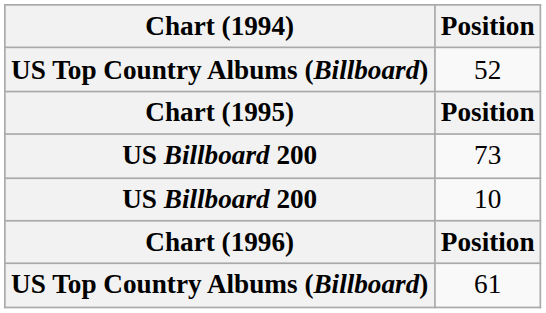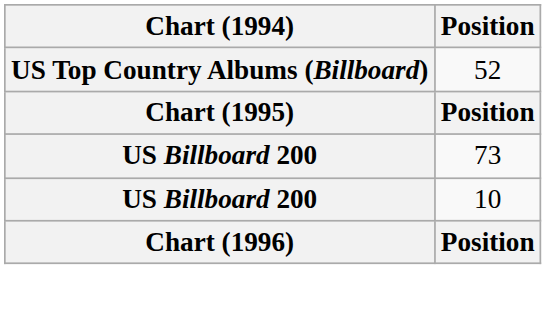- row: (488, 284)
